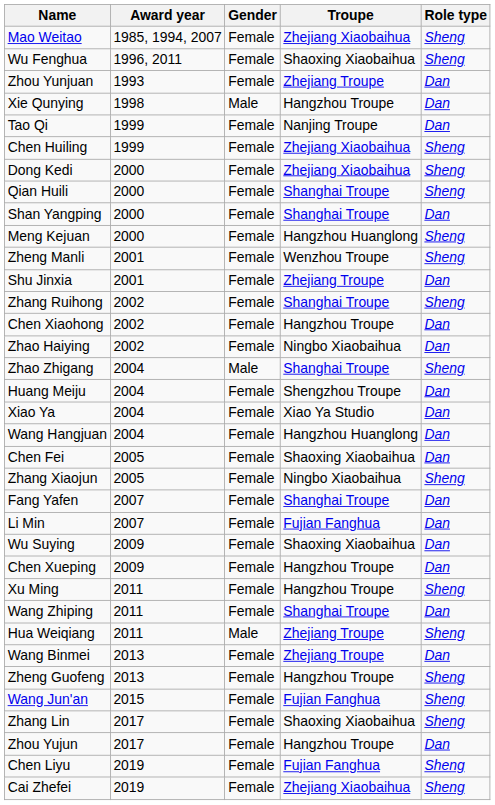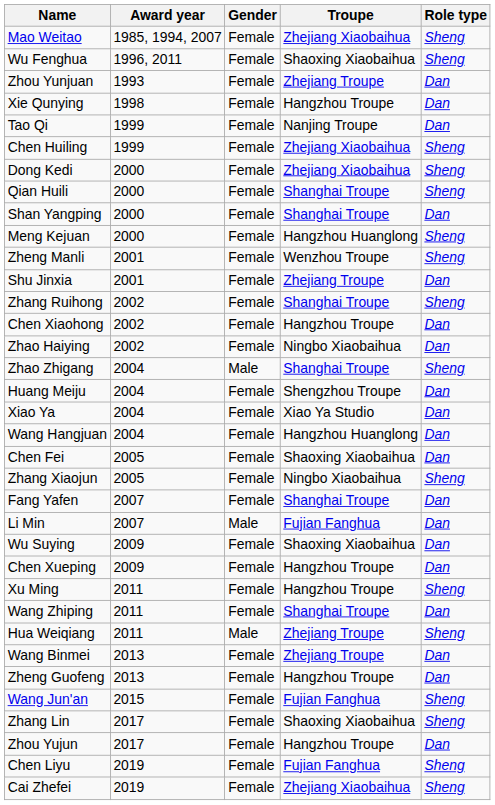(243, 103) Male -> (251, 103) Female
(251, 523) Female -> (243, 523) Male
(445, 677) Sheng -> (437, 677) Dan
